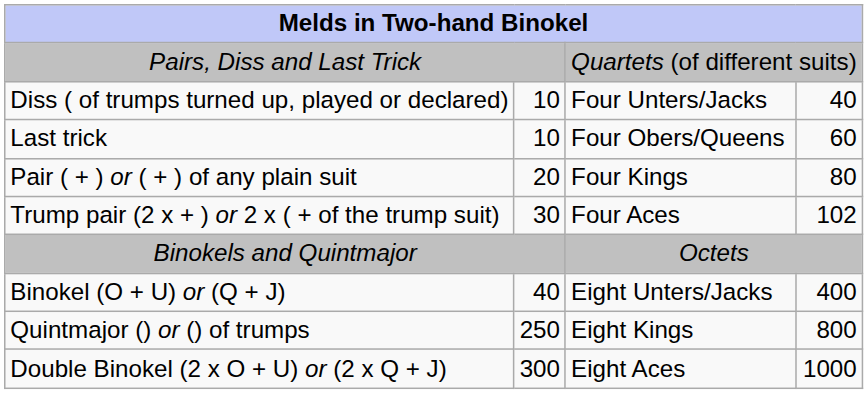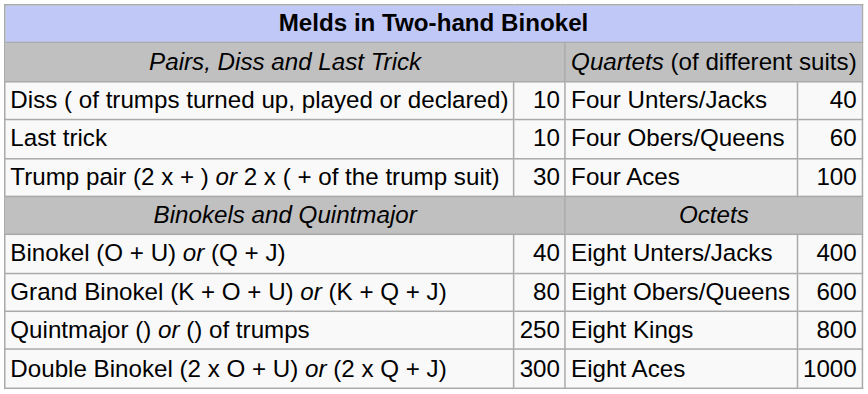- row: (184, 176)
(837, 215) 102 -> (837, 176) 100
+ row: (229, 291)
